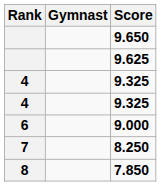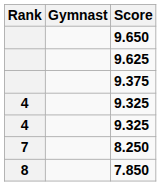+ row: (25, 82)
- row: (25, 125)
